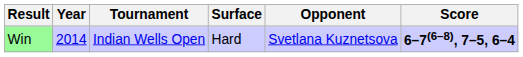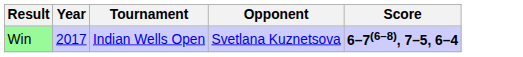- column: (237, 15)
(71, 39) 2014 -> (71, 39) 2017
